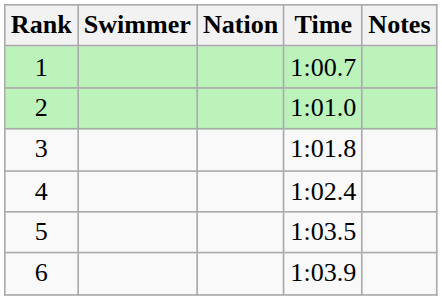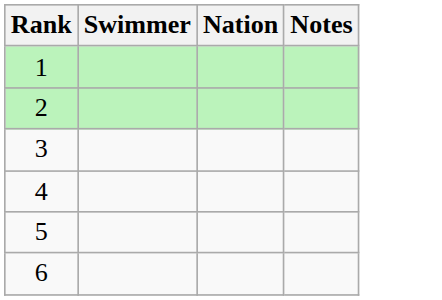- column: (323, 25)
